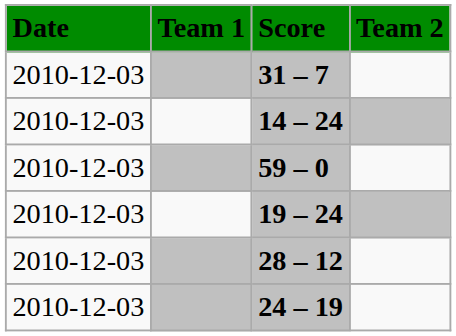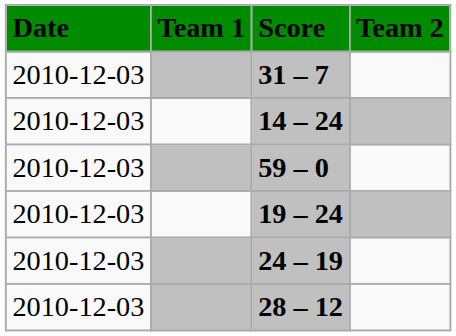rows swapped: (301, 260) <-> (301, 307)
